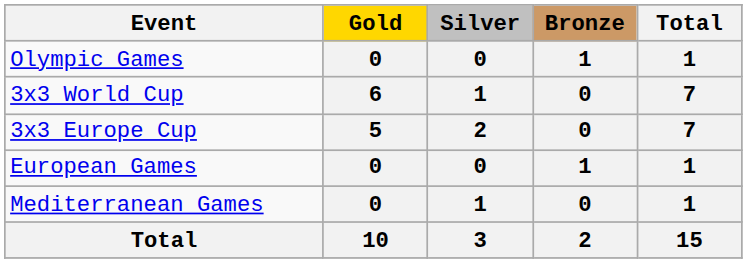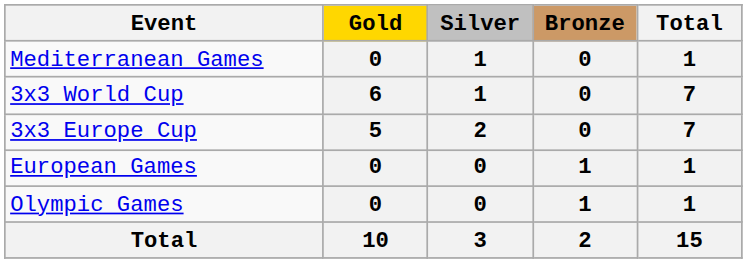rows swapped: (97, 59) <-> (137, 204)
